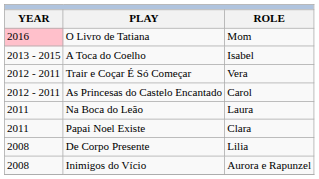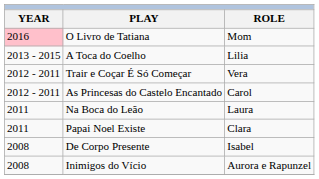(241, 55) Isabel -> (238, 55) Lilia
(238, 147) Lilia -> (241, 147) Isabel
